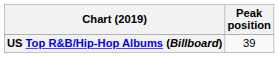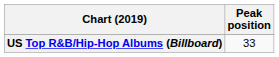(249, 43) 39 -> (249, 43) 33
